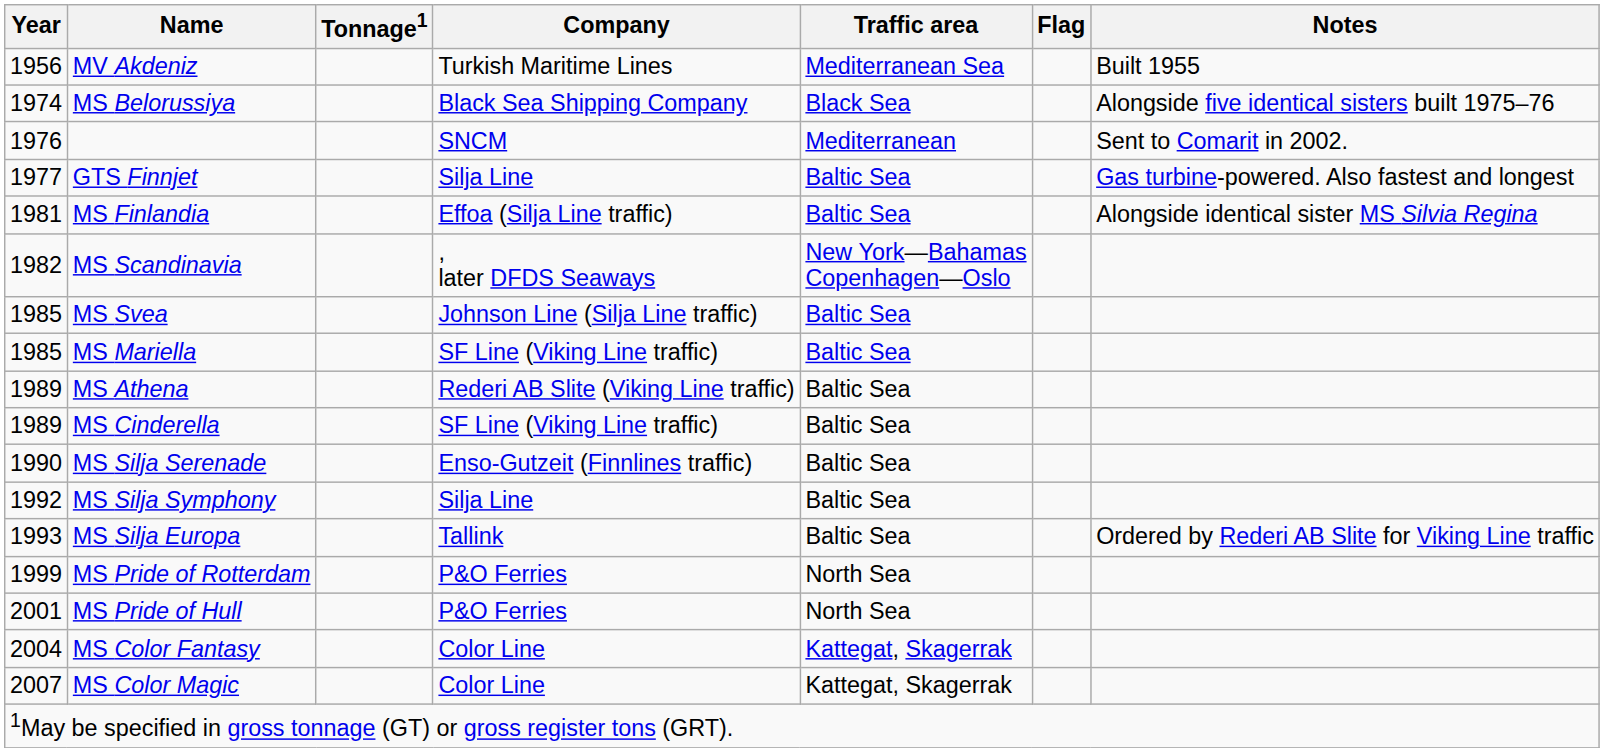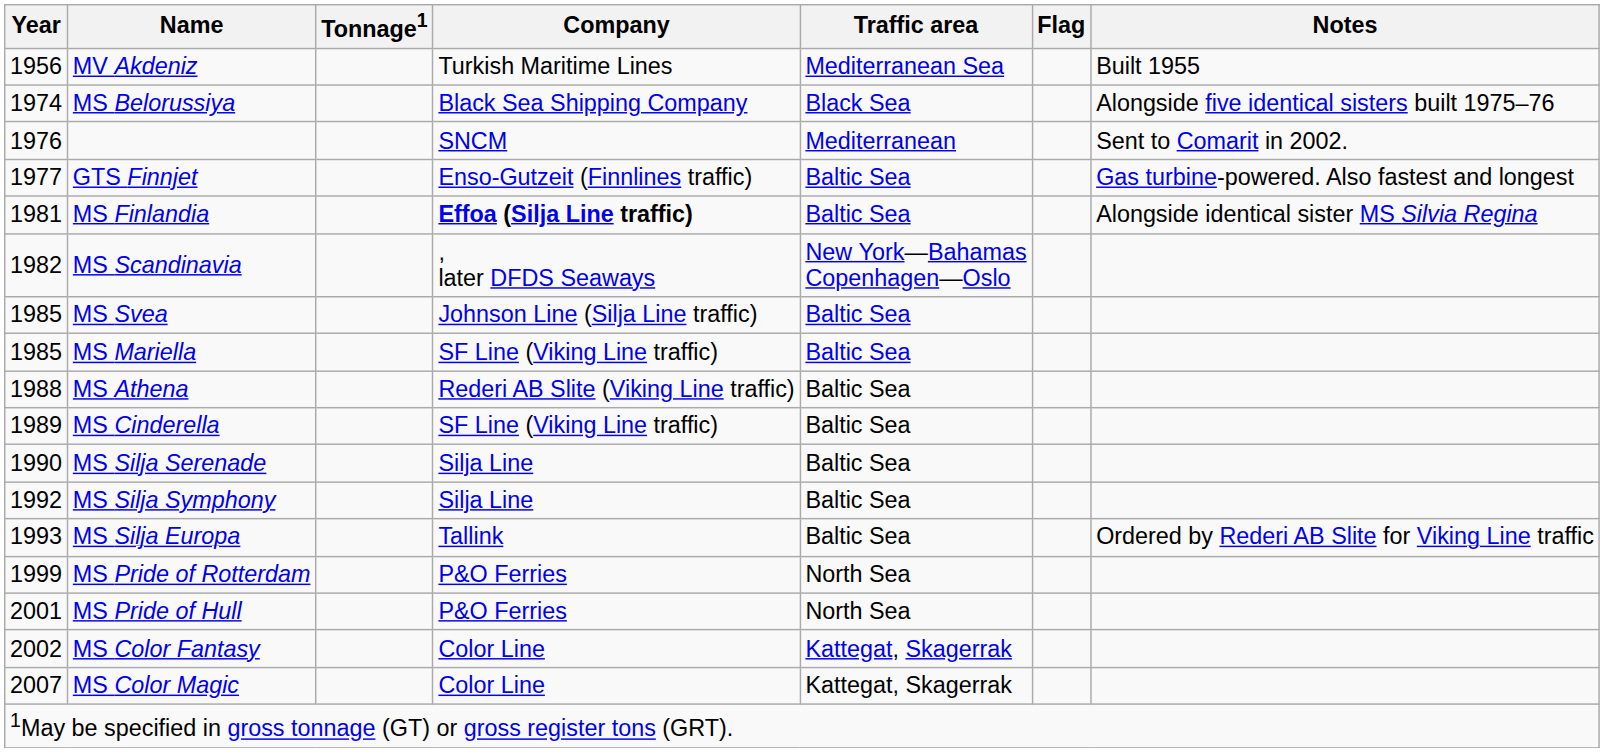(486, 177) Silja Line -> (595, 177) Enso-Gutzeit (Finnlines traffic)
(556, 214) normal -> (566, 214) bold
(36, 389) 1989 -> (36, 389) 1988
(595, 463) Enso-Gutzeit (Finnlines traffic) -> (486, 463) Silja Line
(36, 648) 2004 -> (36, 648) 2002
